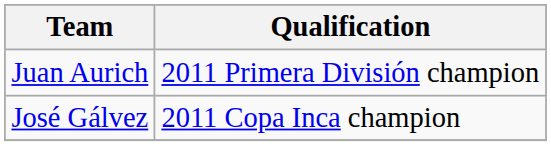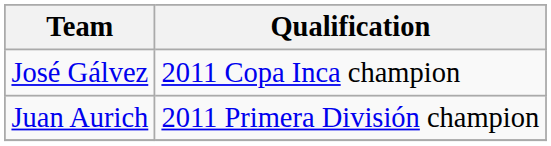rows swapped: (80, 72) <-> (80, 117)
